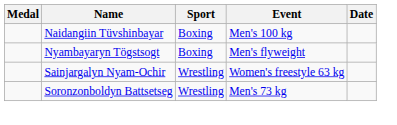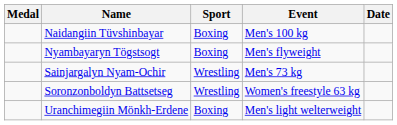(287, 72) Women's freestyle 63 kg -> (273, 72) Men's 73 kg
(258, 91) Men's 73 kg -> (302, 91) Women's freestyle 63 kg
+ row: (116, 110)
